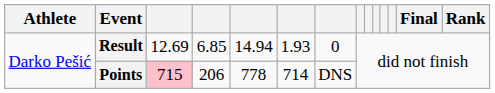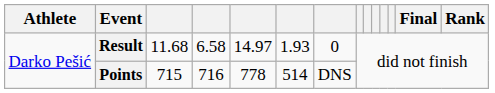(170, 46) 12.69 -> (169, 46) 11.68
(212, 46) 6.85 -> (211, 46) 6.58
(254, 46) 14.94 -> (253, 46) 14.97
(170, 74) pink background -> (169, 74) no background
(212, 74) 206 -> (211, 74) 716
(295, 74) 714 -> (295, 74) 514
